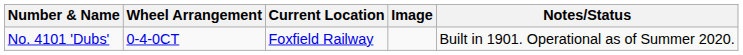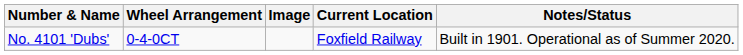columns swapped: (412, 15) <-> (327, 15)
